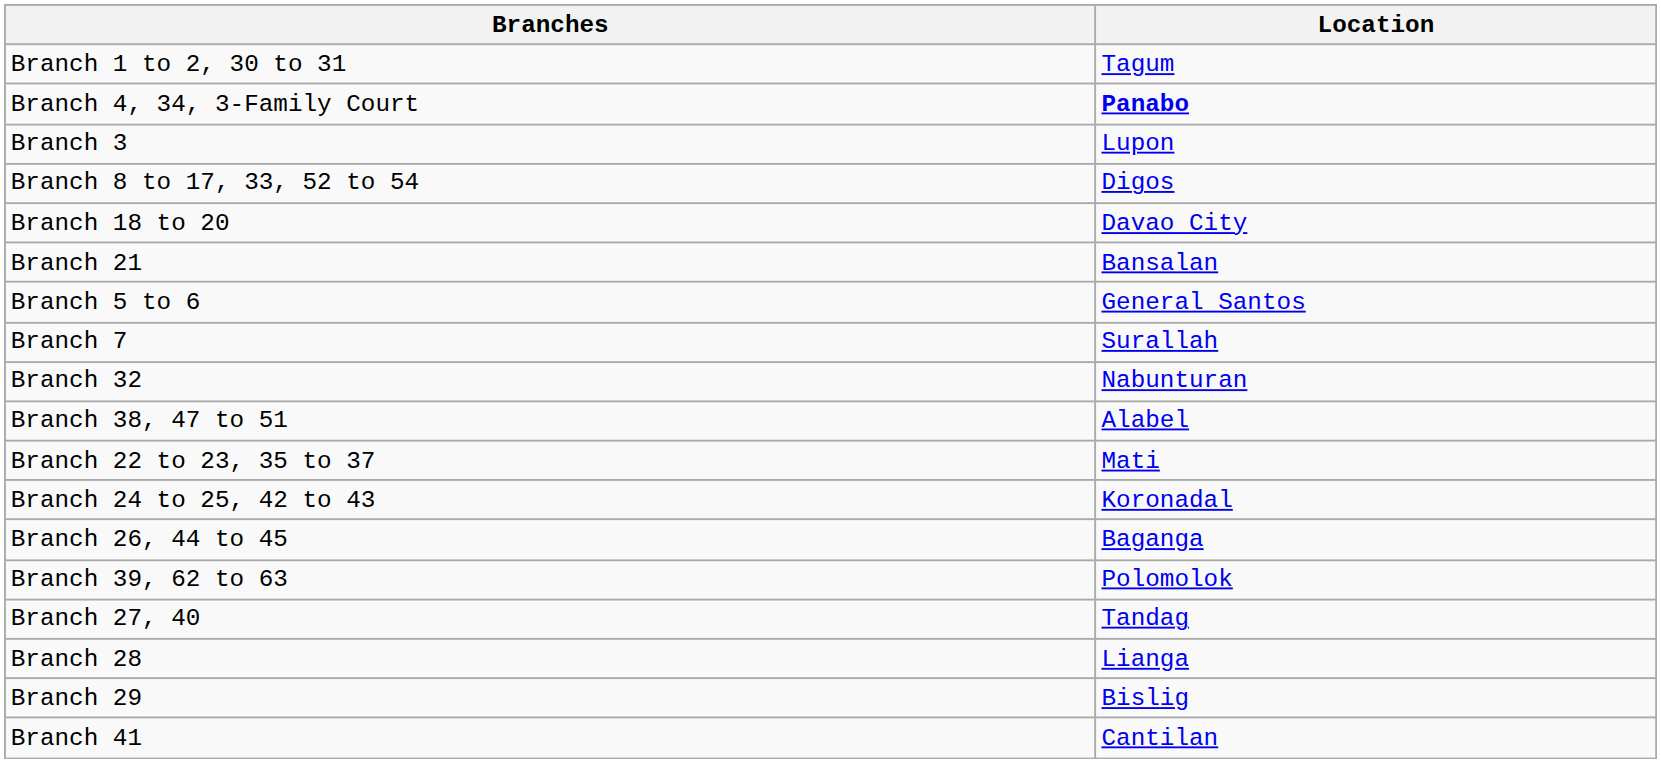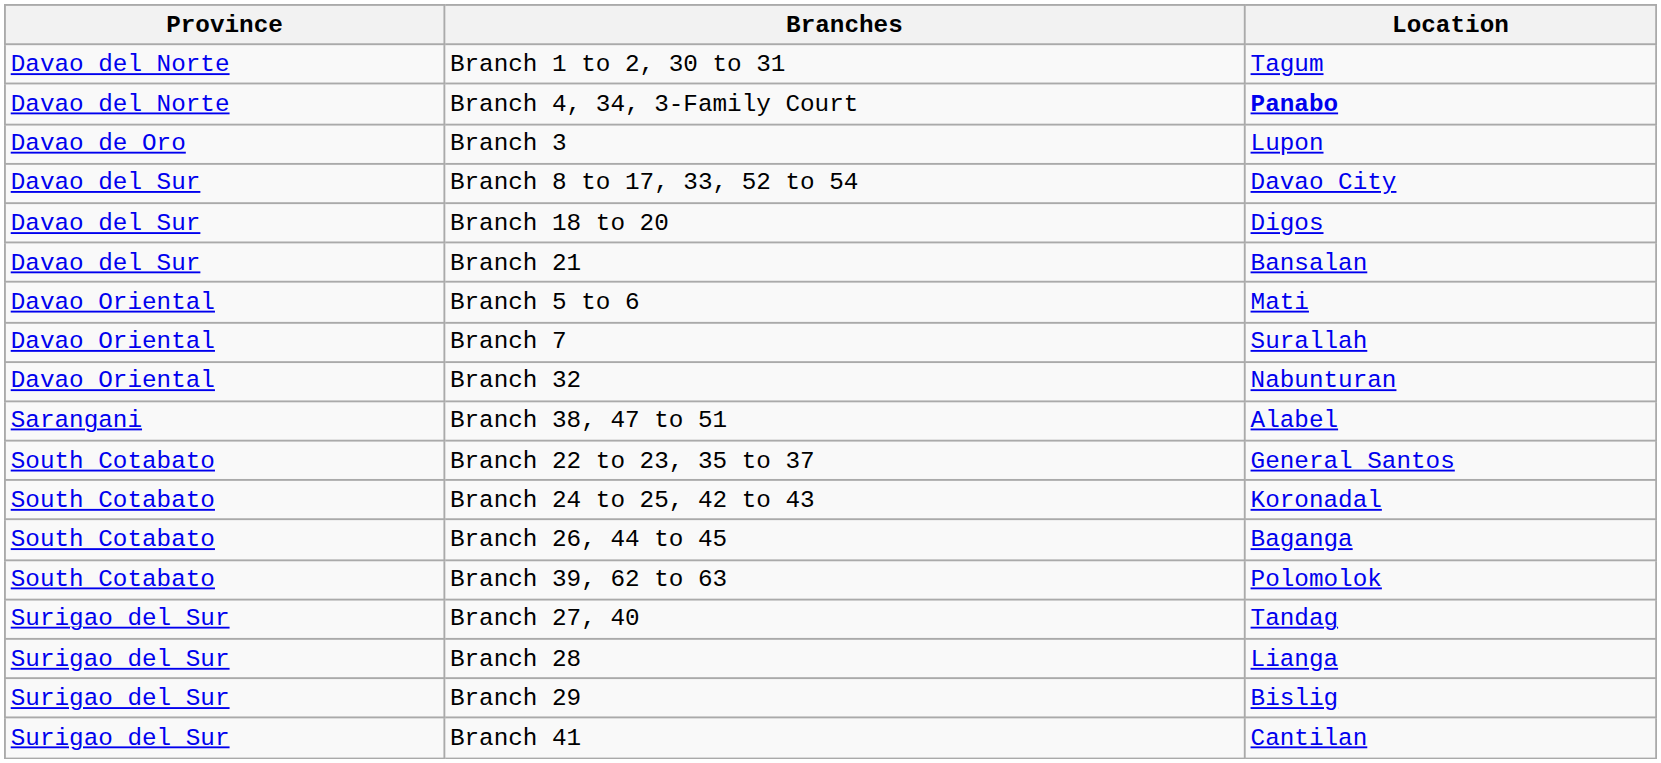+ column: (225, 25)
(1138, 183) Digos -> (1324, 183) Davao City
(1174, 223) Davao City -> (1287, 223) Digos
(1204, 302) General Santos -> (1280, 302) Mati
(1131, 461) Mati -> (1353, 461) General Santos
